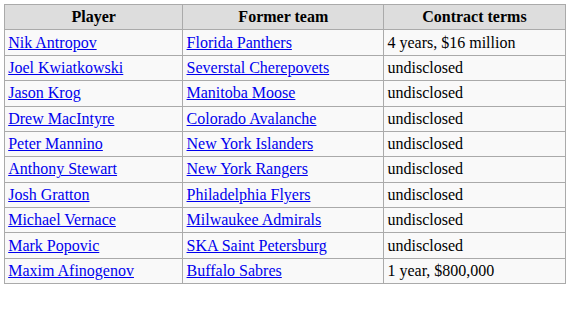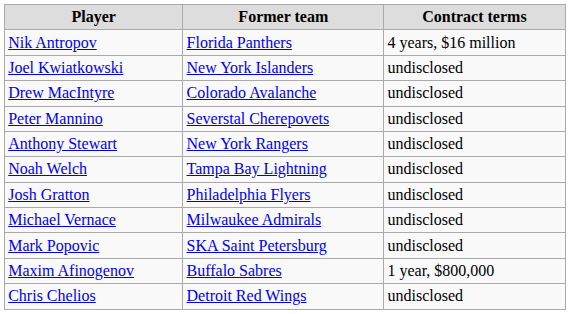(258, 67) Severstal Cherepovets -> (250, 67) New York Islanders
- row: (44, 93)
(250, 144) New York Islanders -> (258, 118) Severstal Cherepovets
+ row: (48, 169)
+ row: (52, 296)
